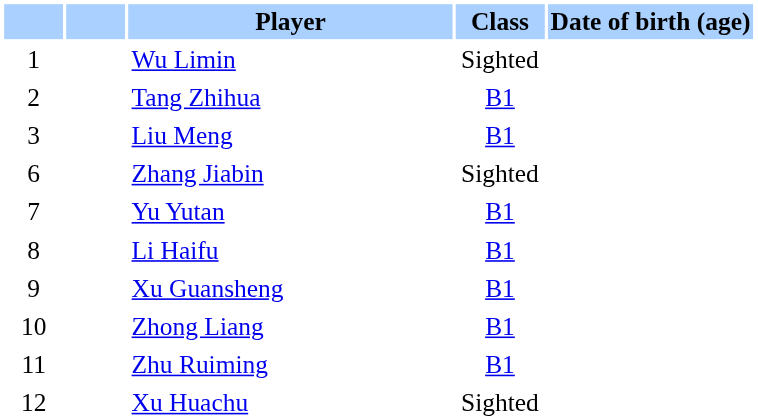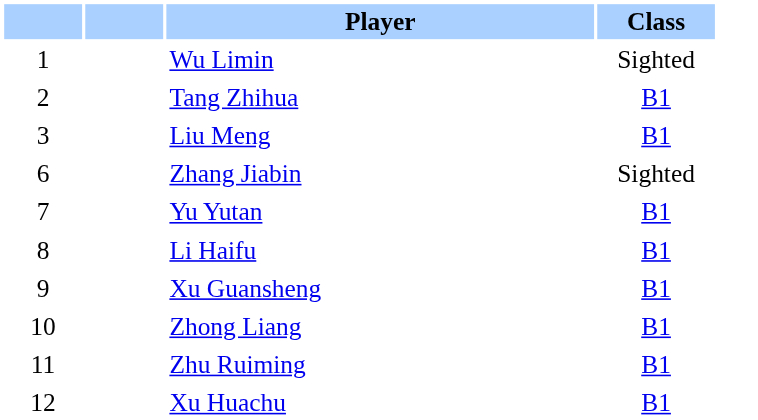- column: (651, 21)
(500, 402) Sighted -> (656, 402) B1
